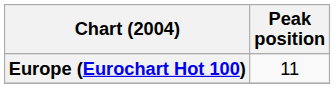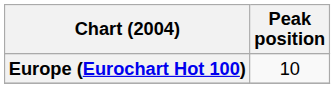(290, 68) 11 -> (290, 68) 10
